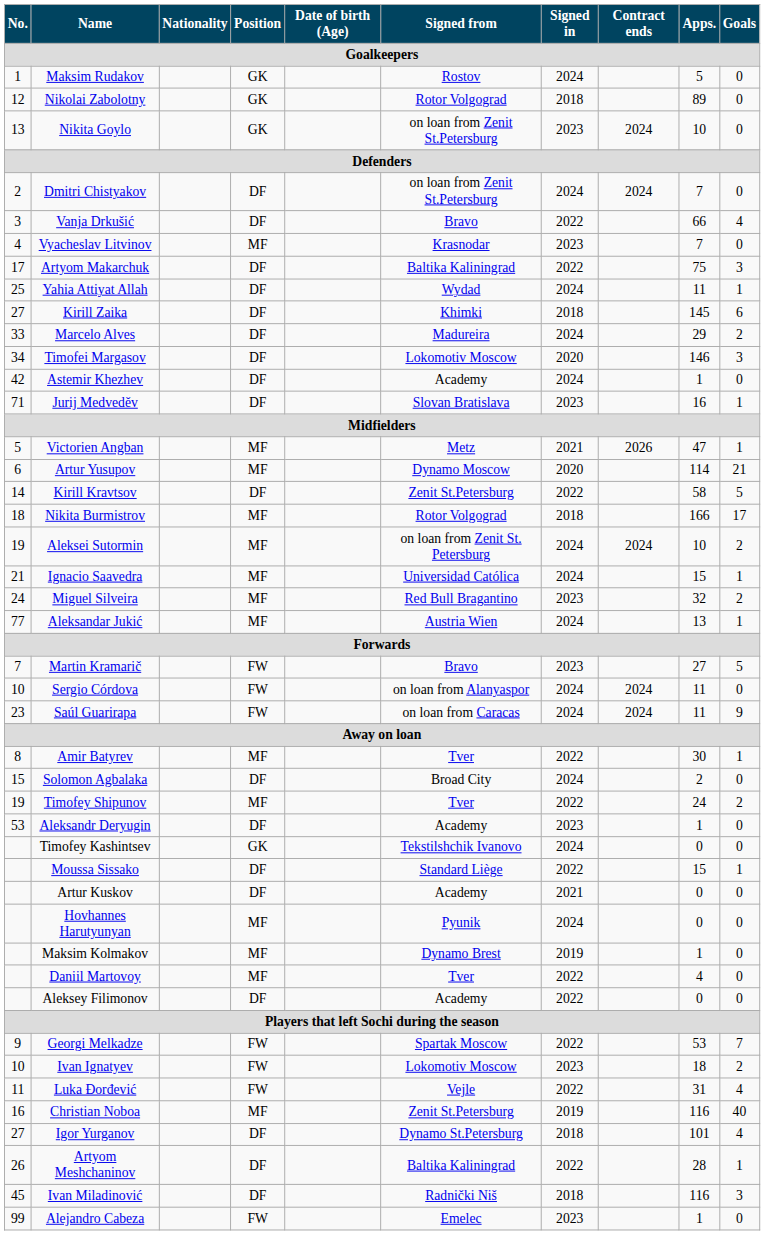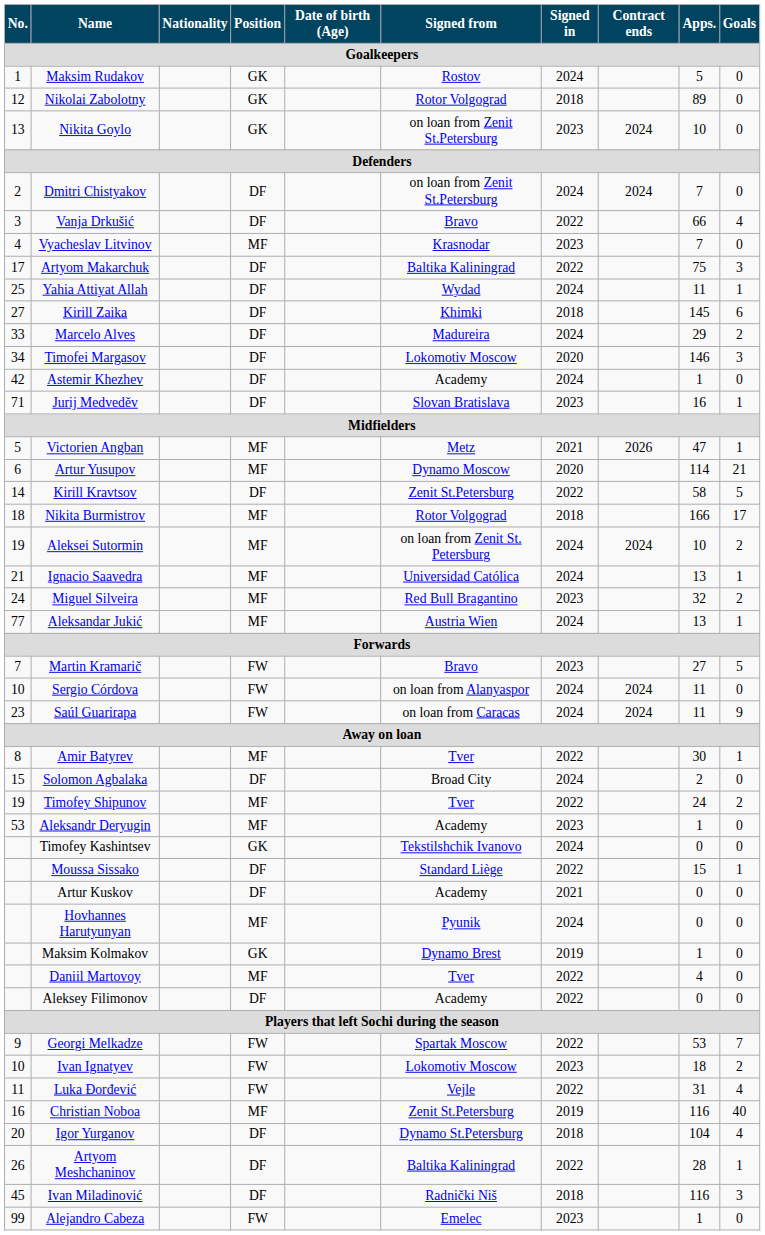(699, 577) 15 -> (699, 577) 13
(258, 825) DF -> (258, 825) MF
(258, 954) MF -> (258, 954) GK
(18, 1134) 27 -> (18, 1134) 20
(699, 1134) 101 -> (699, 1134) 104
